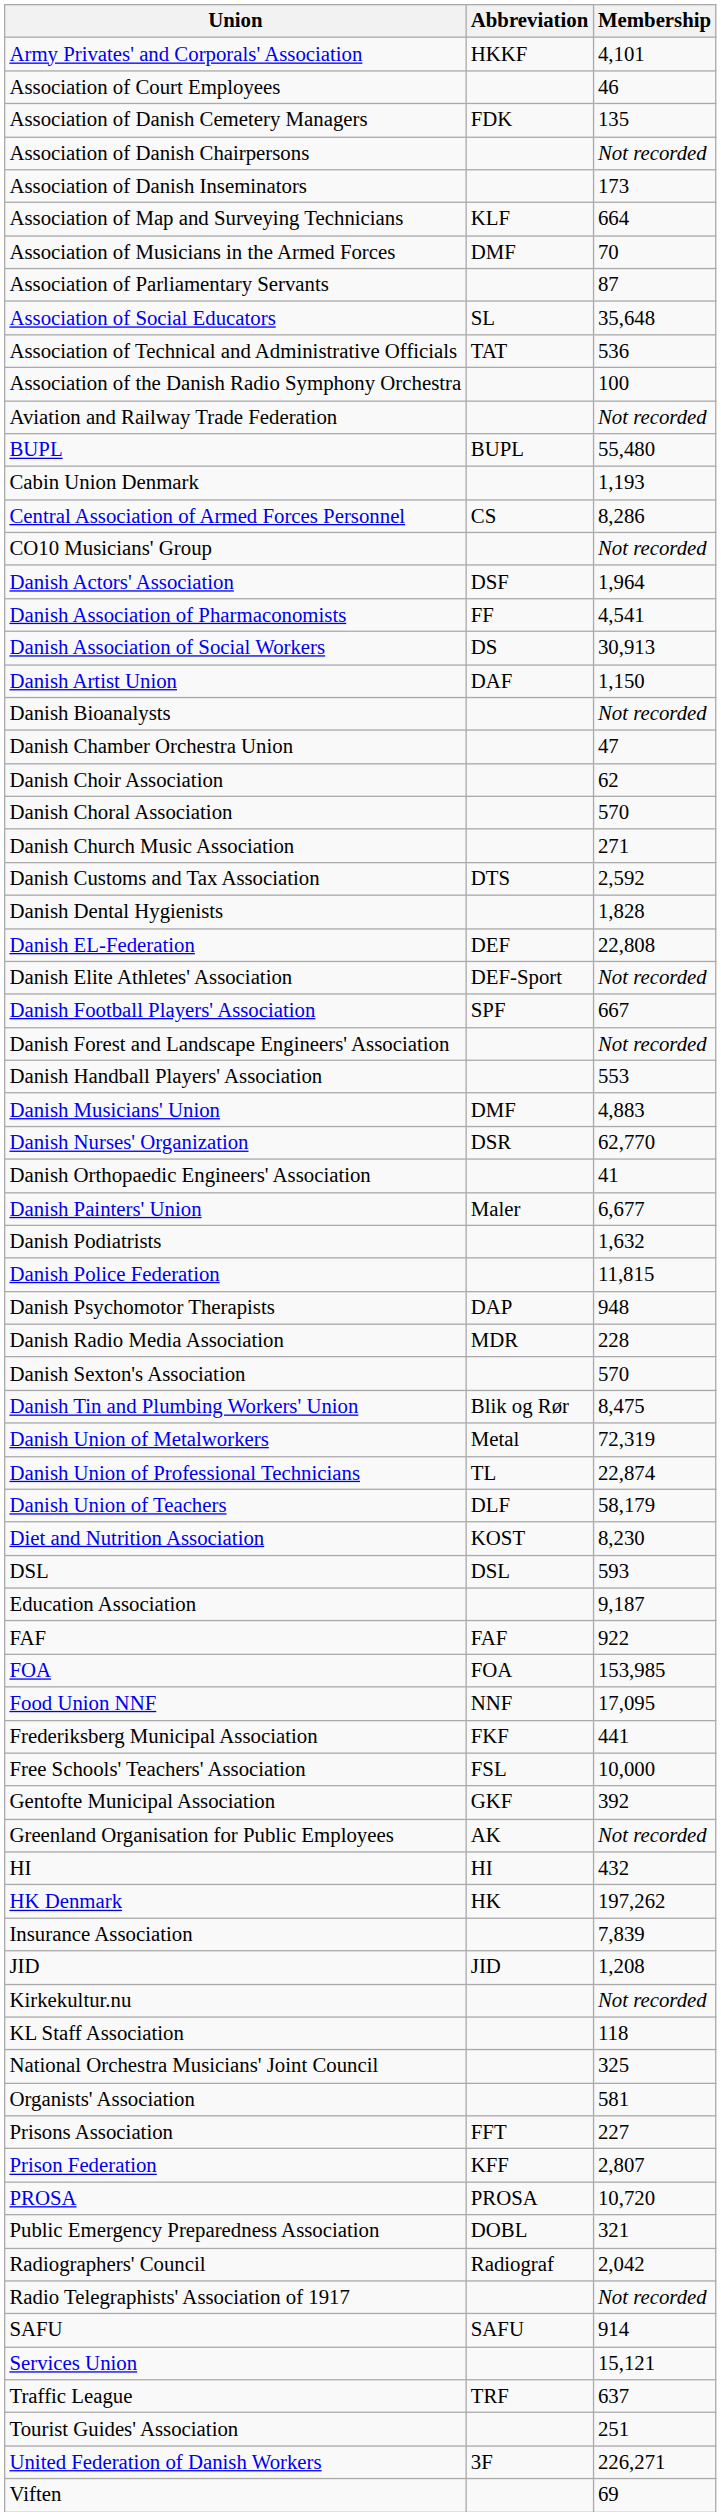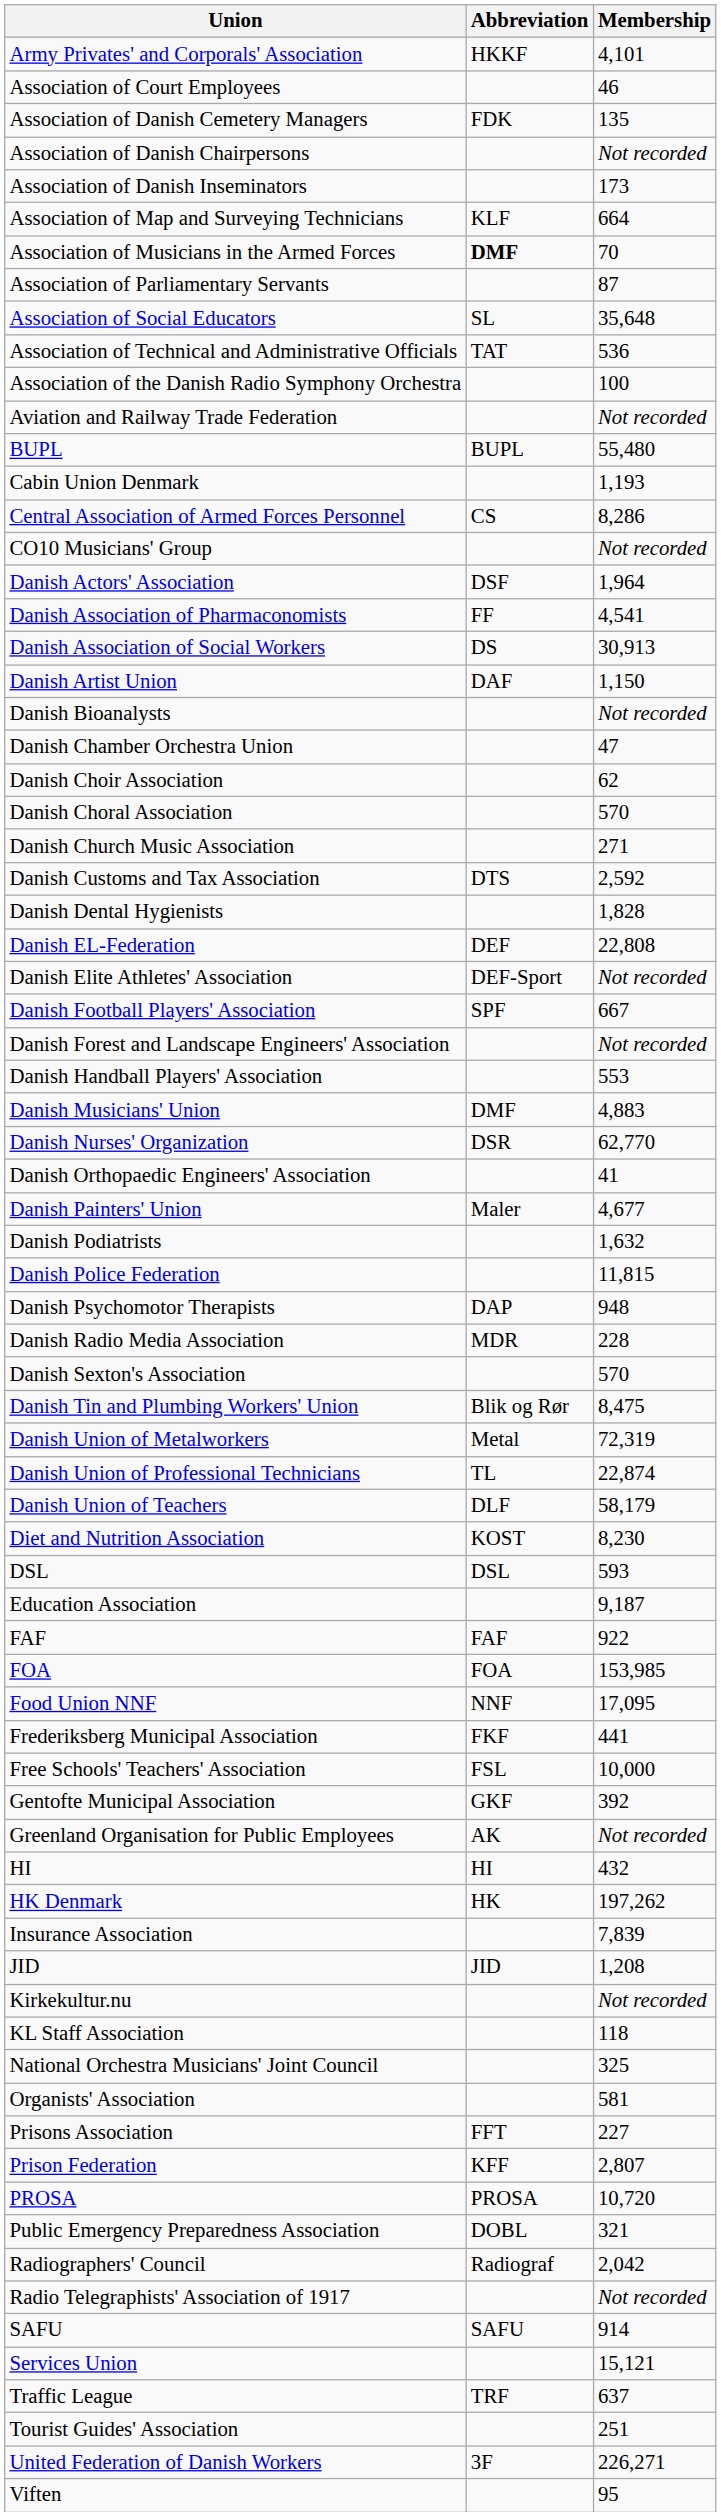(493, 251) normal -> (494, 251) bold
(621, 1208) 6,677 -> (621, 1208) 4,677
(608, 2495) 69 -> (608, 2495) 95
